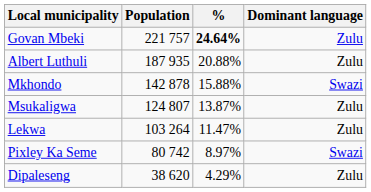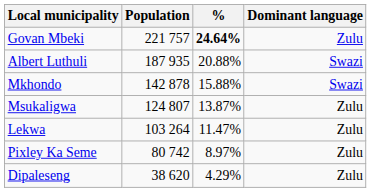(350, 61) Zulu -> (346, 61) Swazi
(346, 152) Swazi -> (350, 152) Zulu
